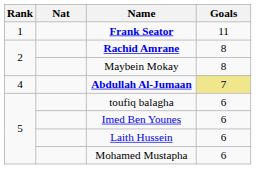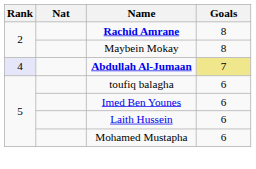- row: (141, 31)
(20, 84) no background -> (20, 66) lavender background
